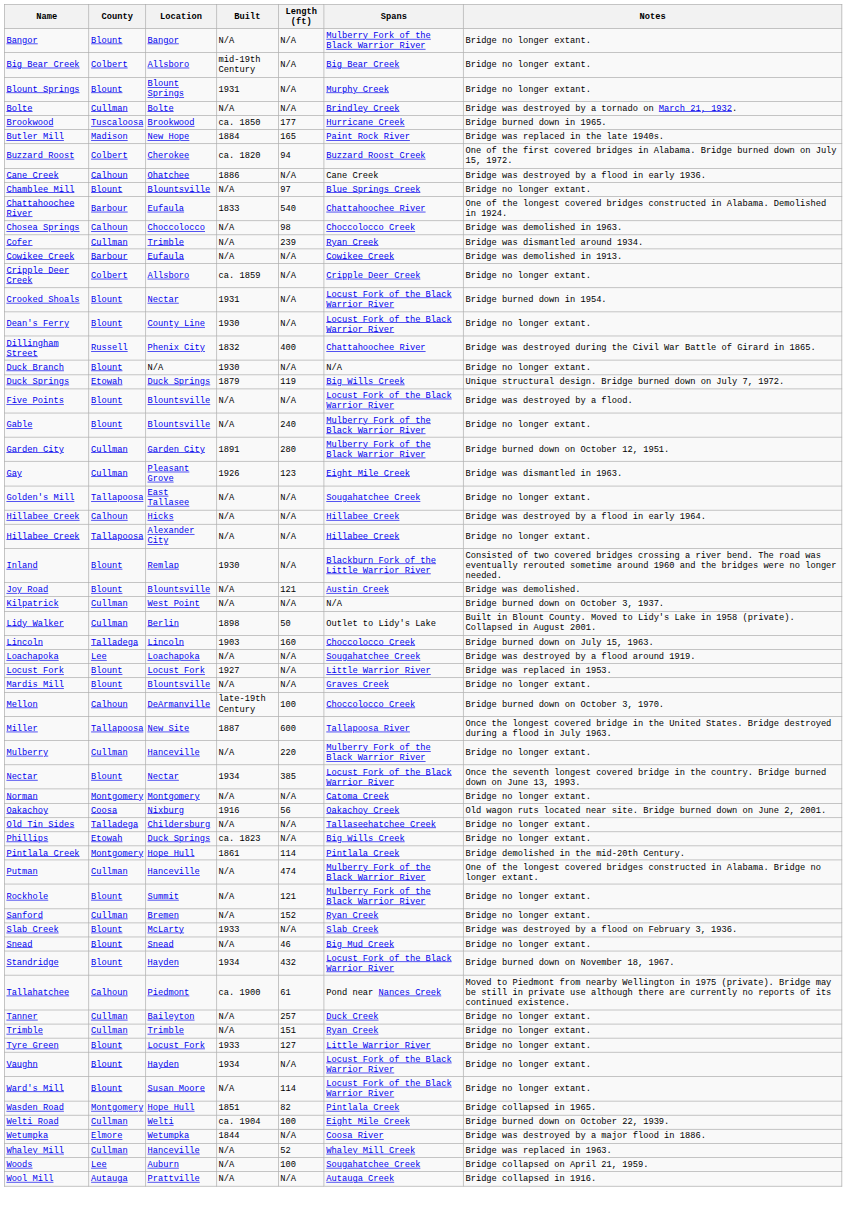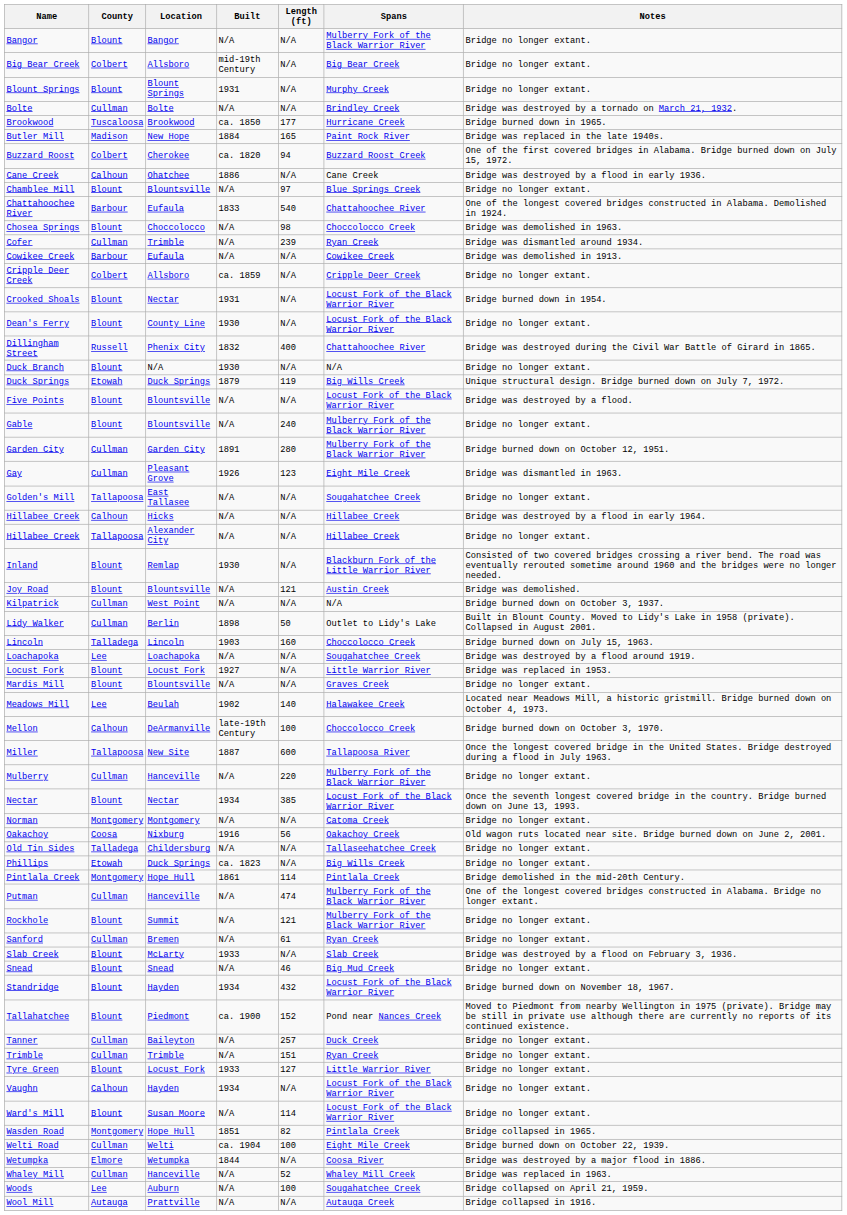(109, 228) Calhoun -> (107, 228) Blount
+ row: (38, 704)
(288, 916) 152 -> (285, 940) 61
(109, 993) Calhoun -> (107, 1017) Blount
(285, 993) 61 -> (288, 1017) 152
(107, 1064) Blount -> (109, 1089) Calhoun
